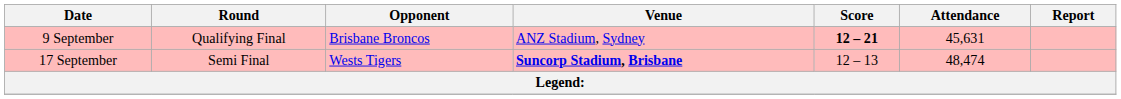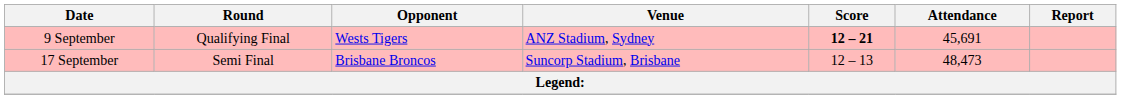(380, 37) Brisbane Broncos -> (371, 37) Wests Tigers
(965, 37) 45,631 -> (962, 37) 45,691
(365, 60) Wests Tigers -> (386, 60) Brisbane Broncos
(599, 60) bold -> (603, 60) normal
(965, 60) 48,474 -> (962, 60) 48,473
